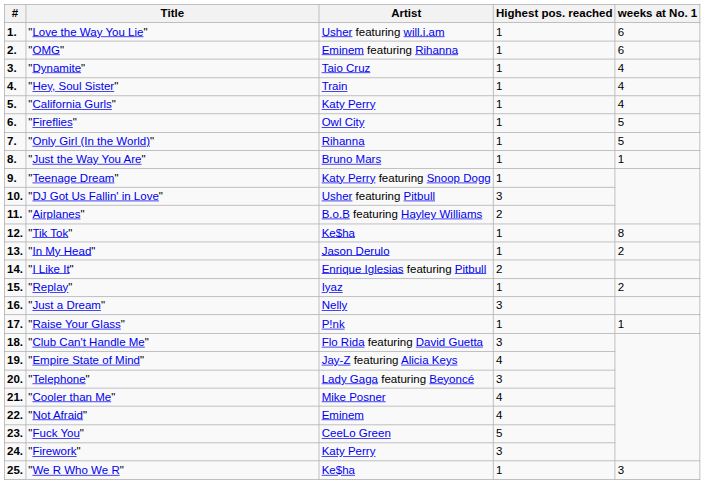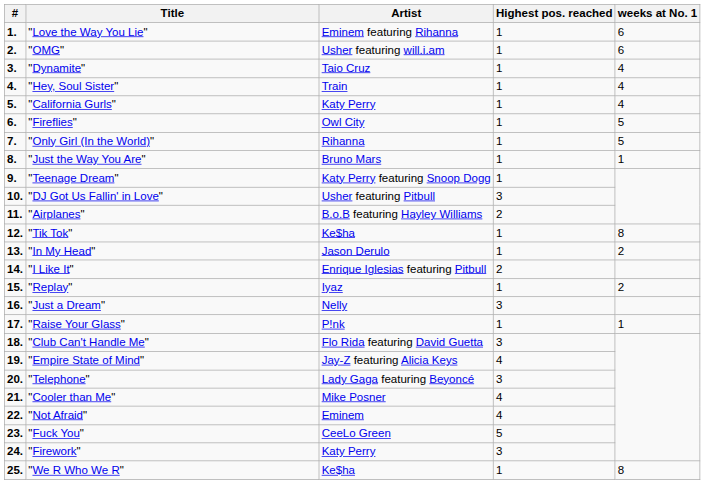(383, 31) Usher featuring will.i.am -> (390, 31) Eminem featuring Rihanna
(390, 50) Eminem featuring Rihanna -> (383, 50) Usher featuring will.i.am
(621, 470) 3 -> (621, 470) 8
